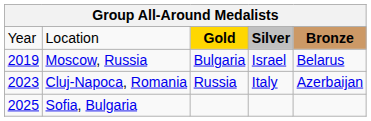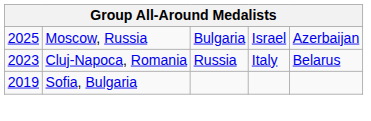- row: (72, 37)
(23, 60) 2019 -> (23, 37) 2025
(321, 60) Belarus -> (326, 37) Azerbaijan
(330, 82) Azerbaijan -> (317, 60) Belarus
(23, 104) 2025 -> (23, 82) 2019
